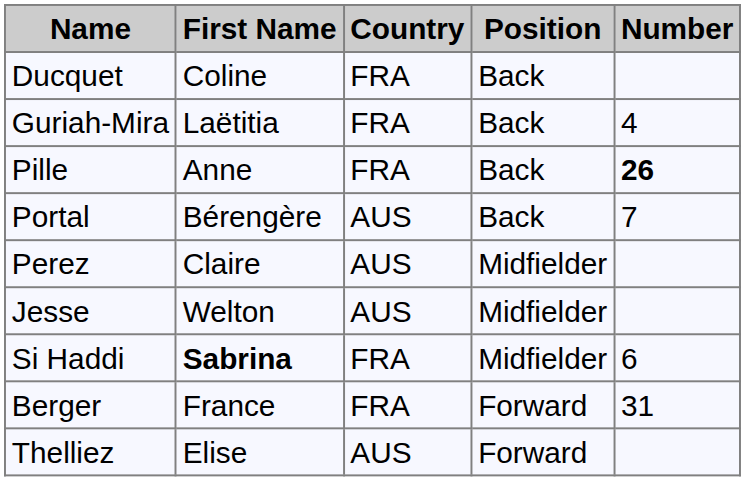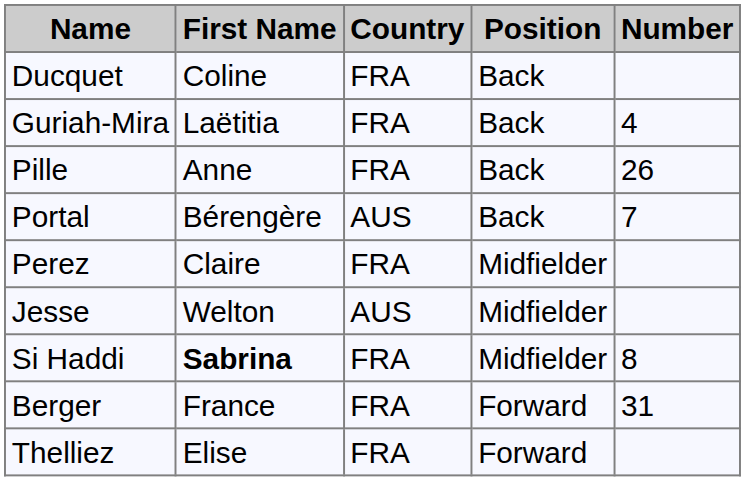(637, 170) bold -> (637, 170) normal
(381, 264) AUS -> (380, 264) FRA
(629, 358) 6 -> (629, 358) 8
(381, 452) AUS -> (380, 452) FRA
